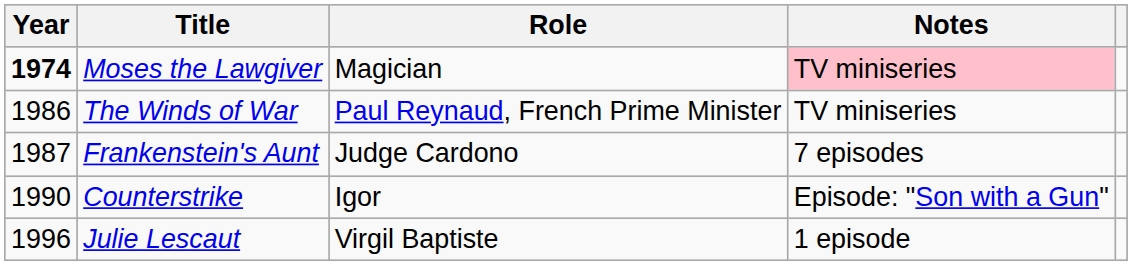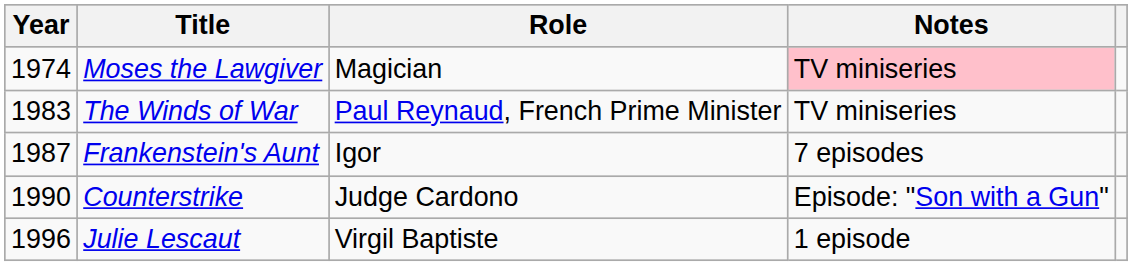(41, 68) bold -> (41, 68) normal
(41, 111) 1986 -> (41, 111) 1983
(427, 153) Judge Cardono -> (358, 153) Igor
(358, 196) Igor -> (427, 196) Judge Cardono
